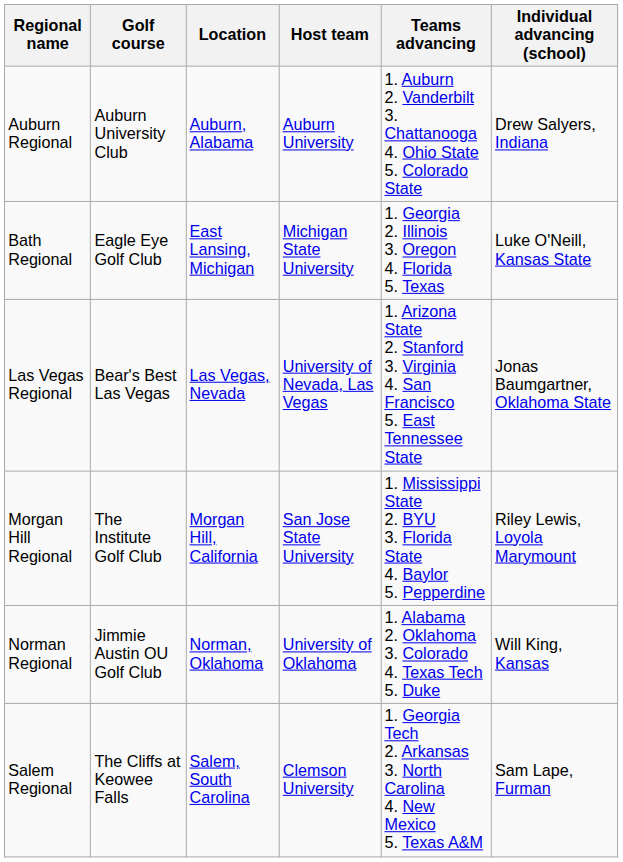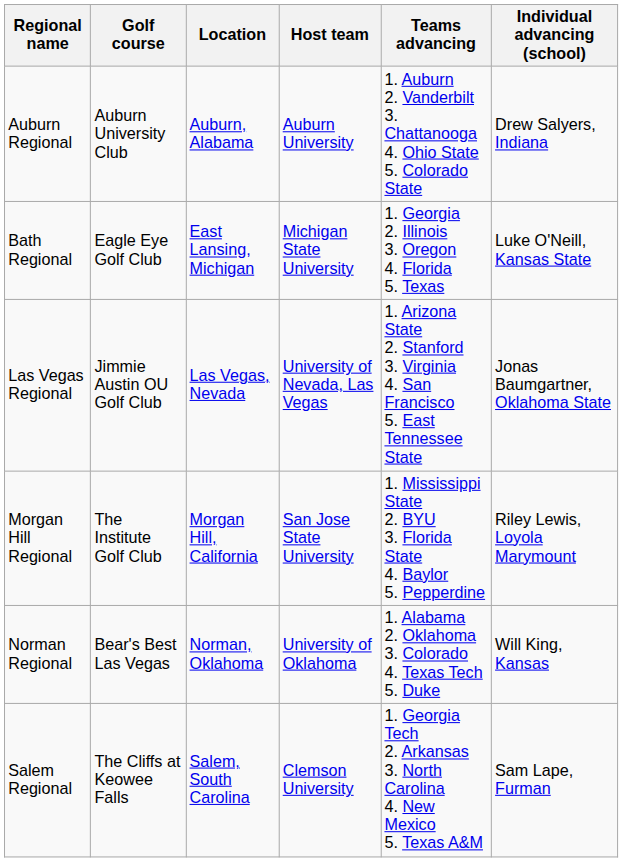(136, 385) Bear's Best Las Vegas -> (131, 385) Jimmie Austin OU Golf Club
(131, 654) Jimmie Austin OU Golf Club -> (136, 654) Bear's Best Las Vegas
